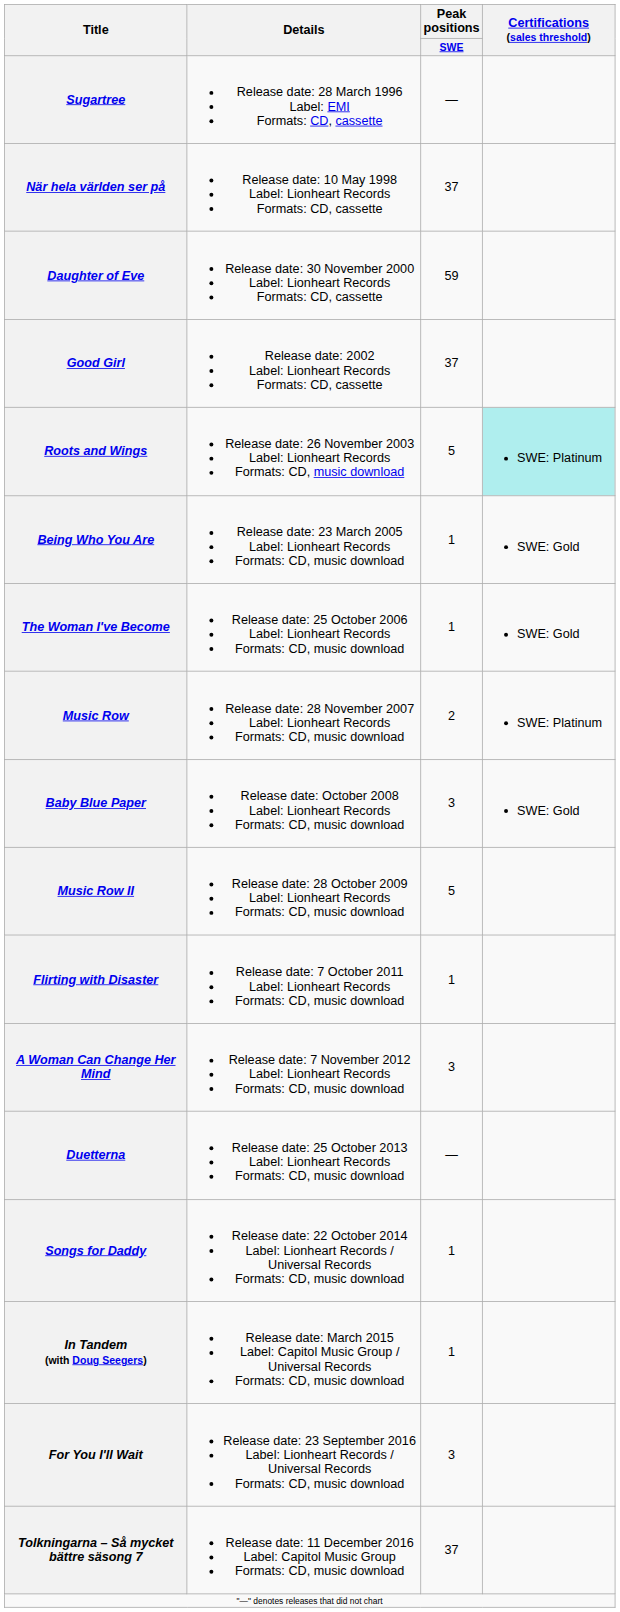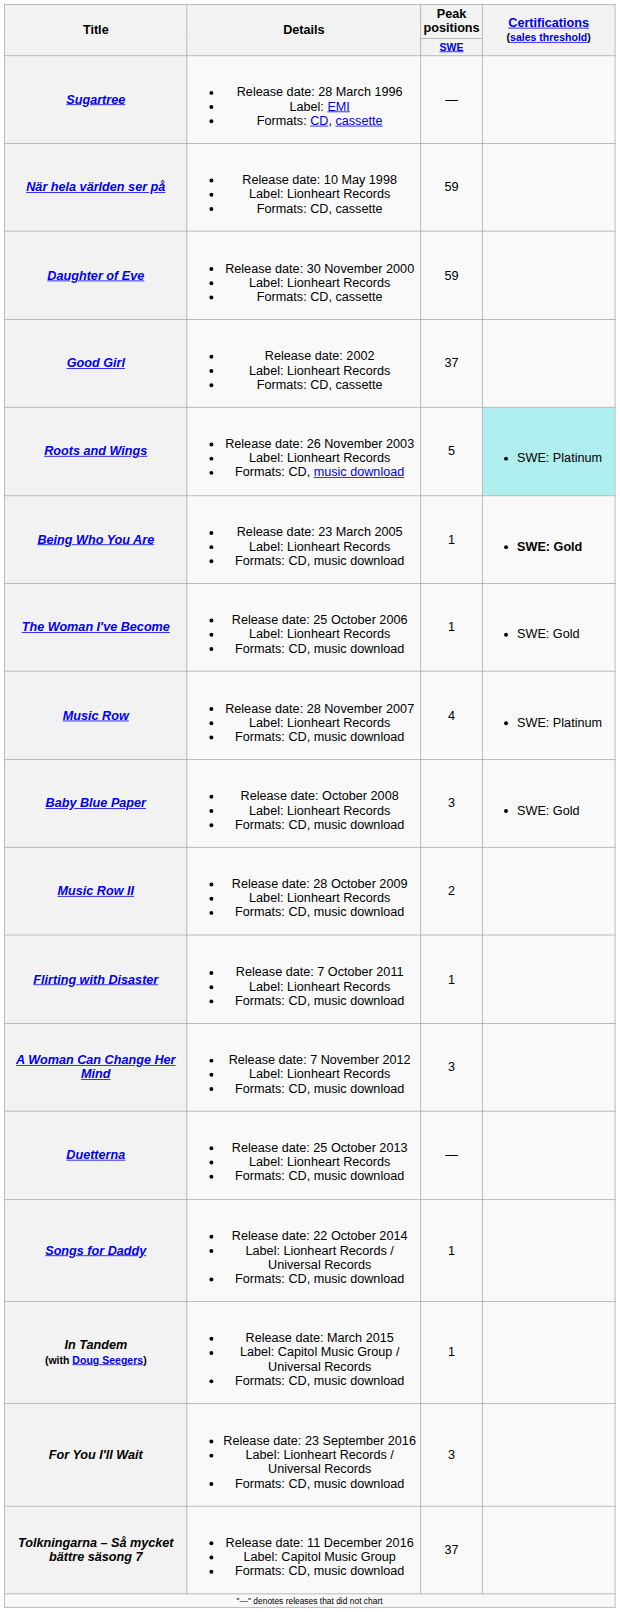(452, 187) 37 -> (452, 187) 59
(549, 547) normal -> (549, 547) bold
(452, 715) 2 -> (452, 715) 4
(452, 891) 5 -> (452, 891) 2
